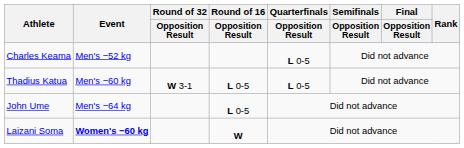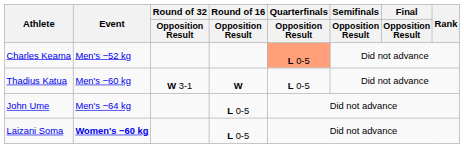(299, 61) no background -> (299, 61) lightsalmon background
(238, 86) L 0-5 -> (238, 86) W
(238, 137) W -> (238, 137) L 0-5
